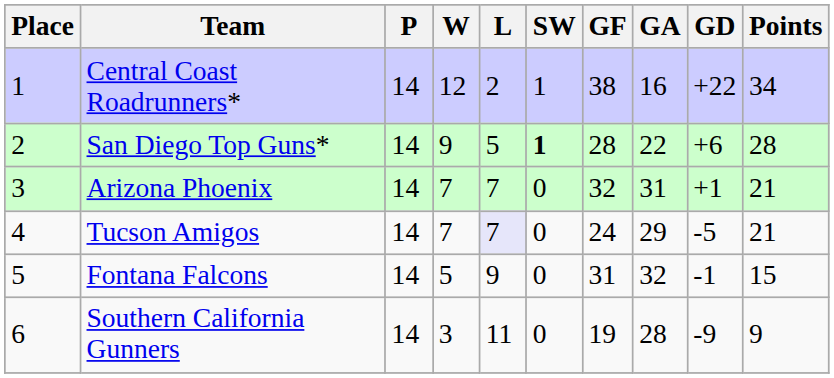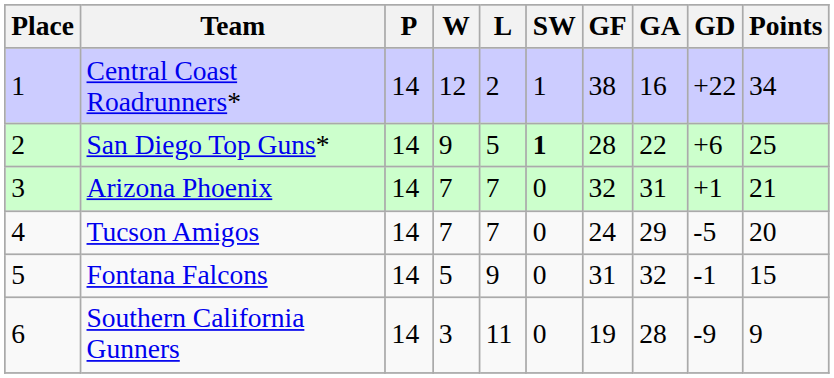(763, 144) 28 -> (763, 144) 25
(493, 231) lavender background -> (493, 231) no background
(763, 231) 21 -> (763, 231) 20
